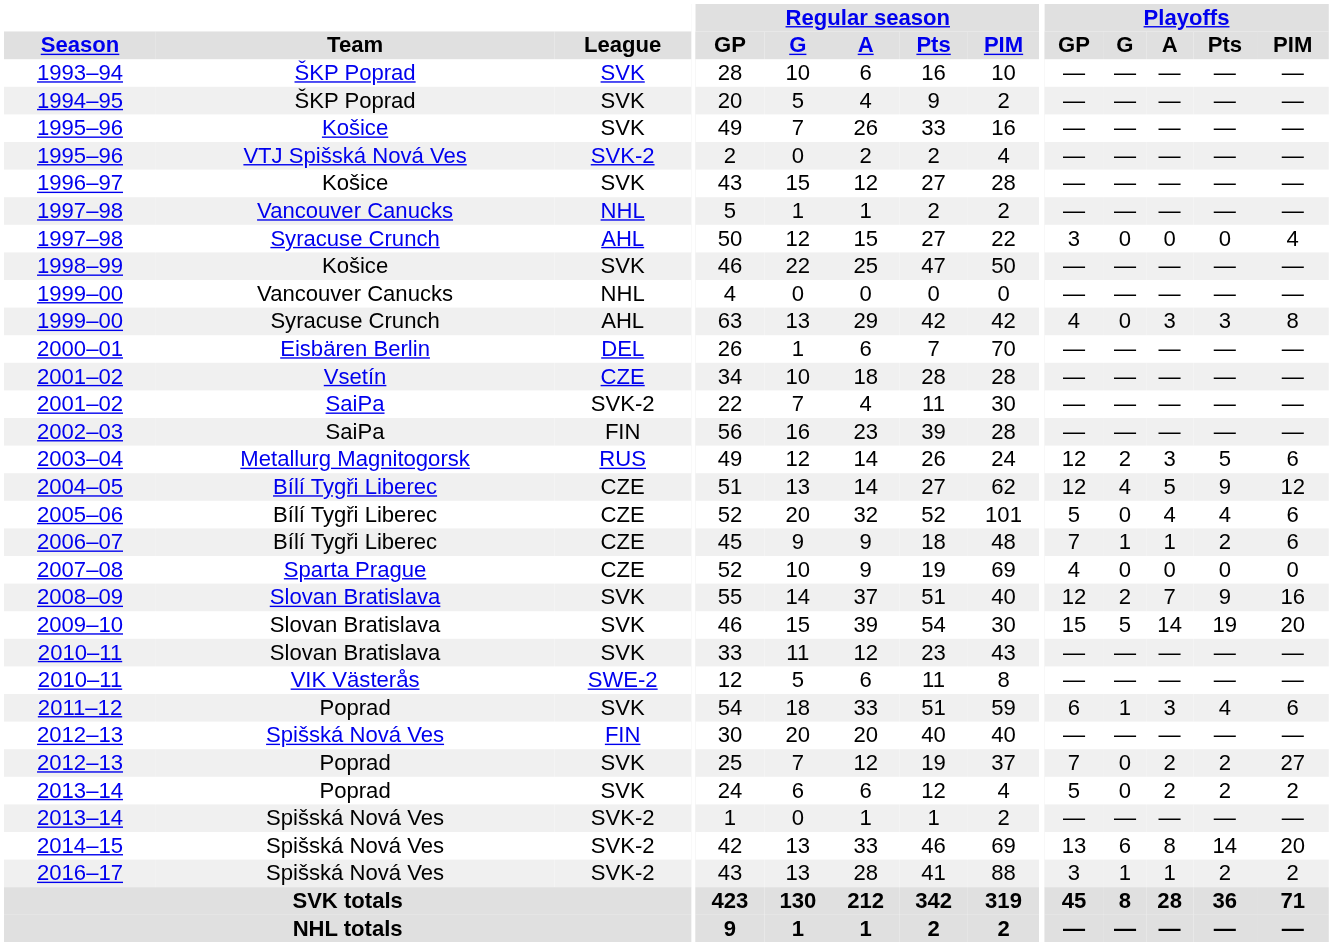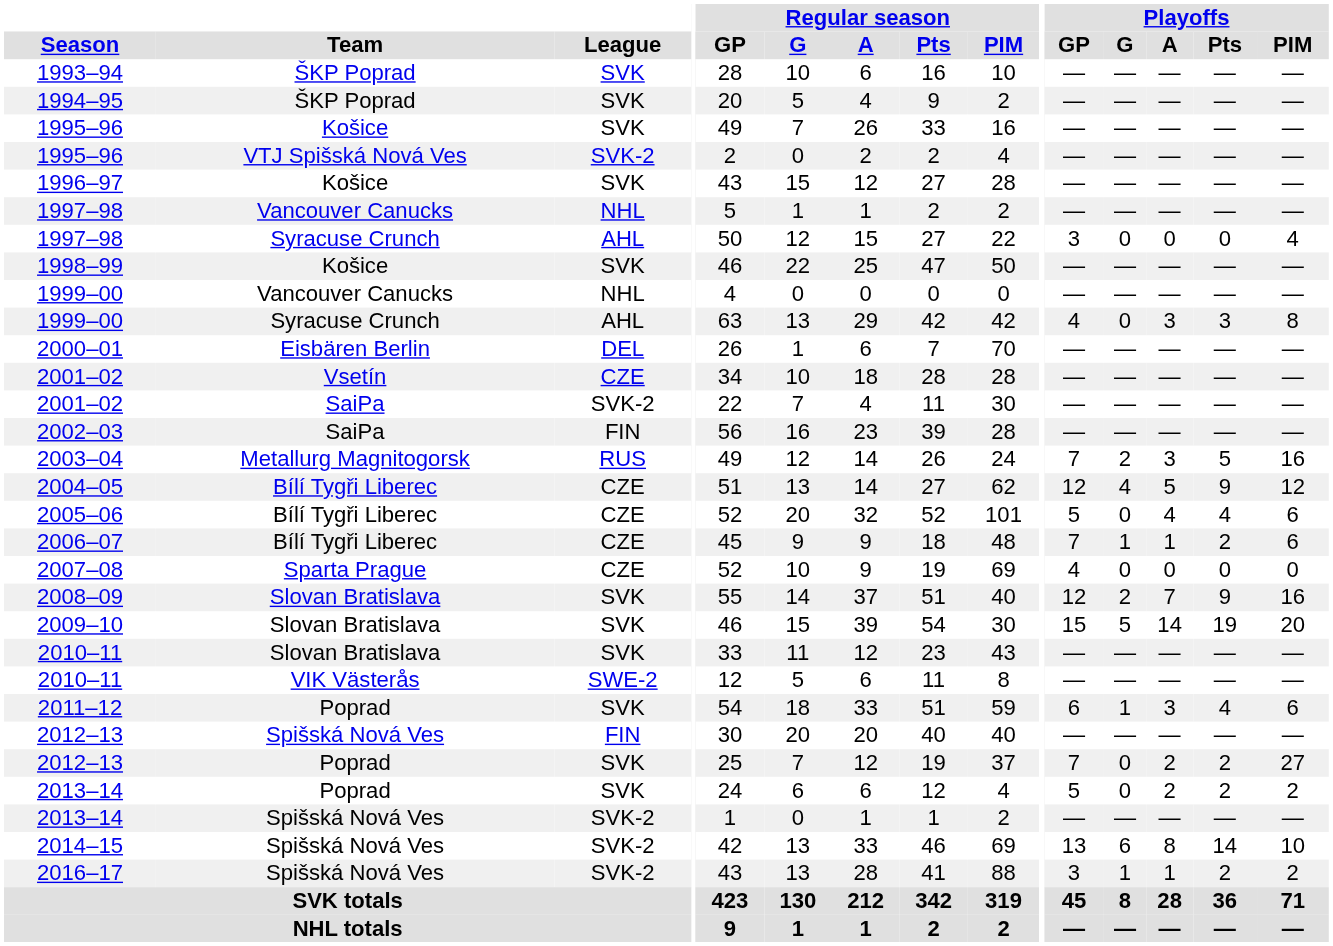(1074, 459) 12 -> (1074, 459) 7
(1293, 459) 6 -> (1293, 459) 16
(1293, 845) 20 -> (1293, 845) 10
